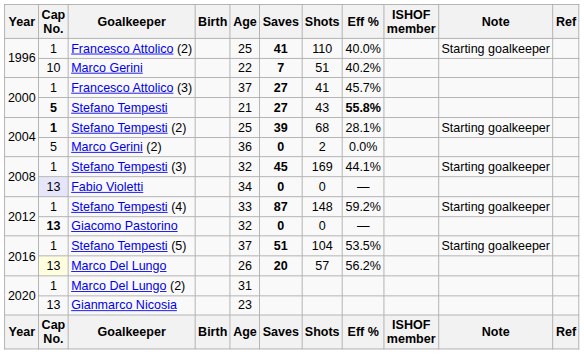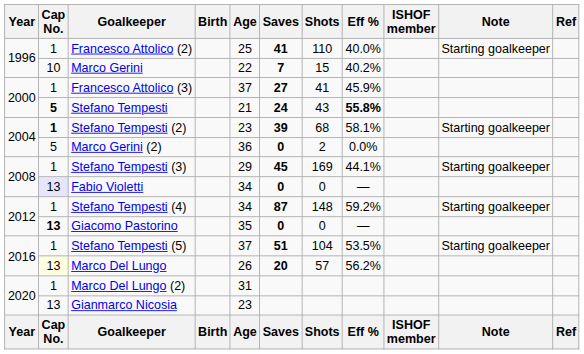(322, 68) 51 -> (322, 68) 15
(363, 88) 45.7% -> (363, 88) 45.9%
(281, 108) 27 -> (281, 108) 24
(245, 128) 25 -> (245, 128) 23
(363, 128) 28.1% -> (363, 128) 58.1%
(245, 167) 32 -> (245, 167) 29
(245, 207) 33 -> (245, 207) 34
(245, 227) 32 -> (245, 227) 35
